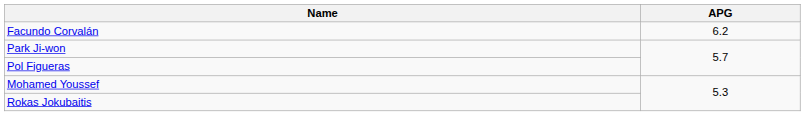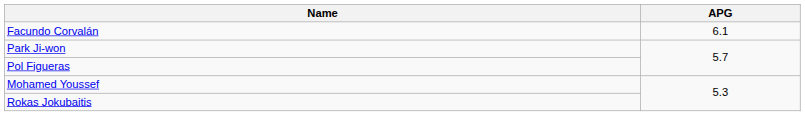(720, 31) 6.2 -> (720, 31) 6.1
